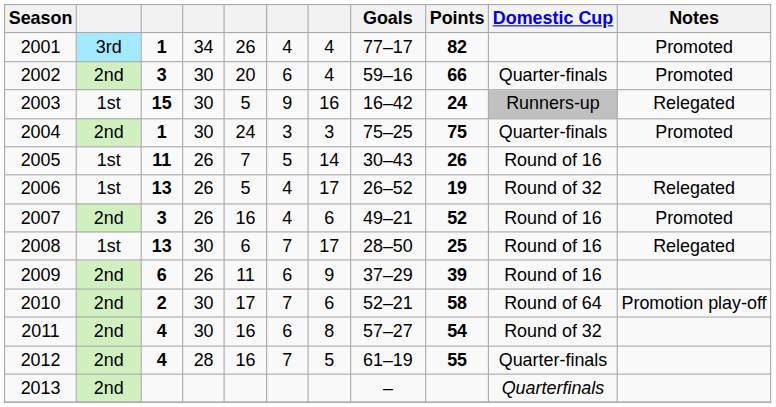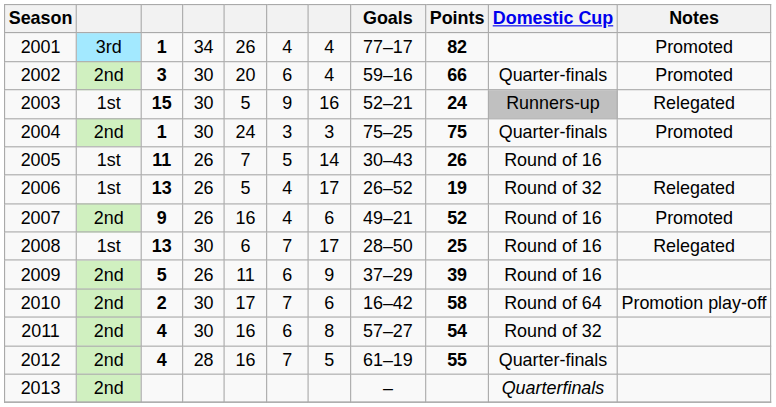(388, 103) 16–42 -> (388, 103) 52–21
(162, 217) 3 -> (162, 217) 9
(162, 274) 6 -> (162, 274) 5
(388, 302) 52–21 -> (388, 302) 16–42
